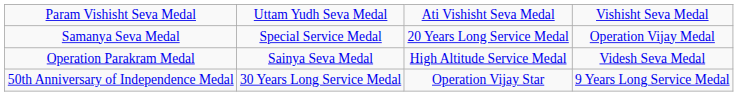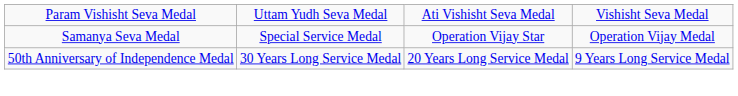(488, 36) 20 Years Long Service Medal -> (488, 36) Operation Vijay Star
- row: (121, 58)
(488, 79) Operation Vijay Star -> (488, 58) 20 Years Long Service Medal
